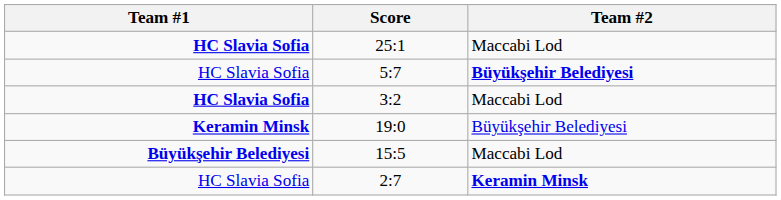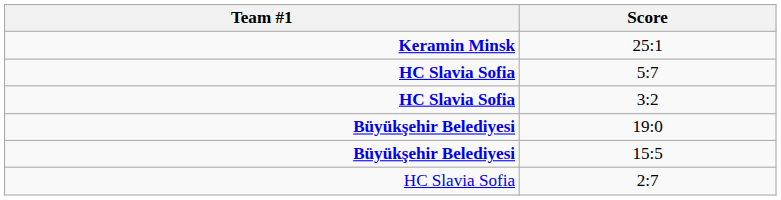- column: (622, 18)
(251, 45) HC Slavia Sofia -> (457, 45) Keramin Minsk
(254, 72) normal -> (457, 72) bold
(251, 126) Keramin Minsk -> (434, 126) Büyükşehir Belediyesi
